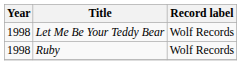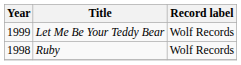(19, 32) 1998 -> (19, 32) 1999
